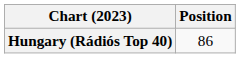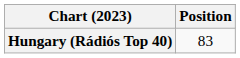(205, 40) 86 -> (205, 40) 83
